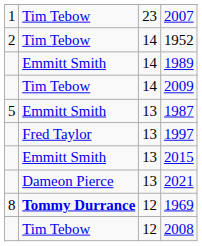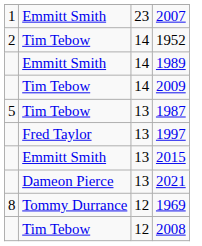(56, 16) Tim Tebow -> (64, 16) Emmitt Smith
(64, 110) Emmitt Smith -> (56, 110) Tim Tebow
(79, 205) bold -> (75, 205) normal
